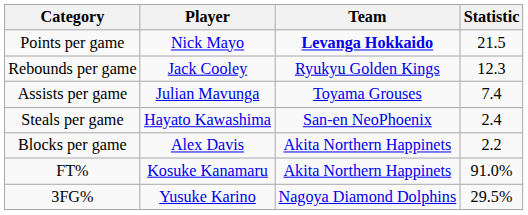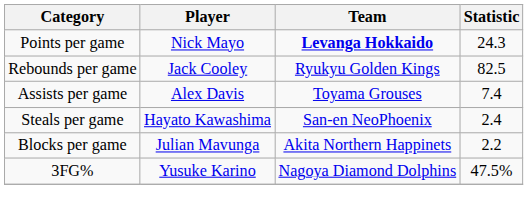(491, 42) 21.5 -> (491, 42) 24.3
(491, 68) 12.3 -> (491, 68) 82.5
(208, 94) Julian Mavunga -> (208, 94) Alex Davis
(208, 145) Alex Davis -> (208, 145) Julian Mavunga
- row: (72, 171)
(491, 196) 29.5% -> (491, 171) 47.5%
